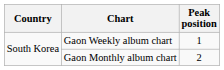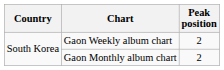(199, 40) 1 -> (199, 40) 2
